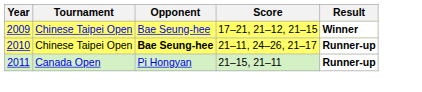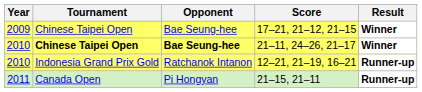(84, 46) normal -> (87, 46) bold
(349, 46) Runner-up -> (379, 46) Winner
+ row: (307, 63)
